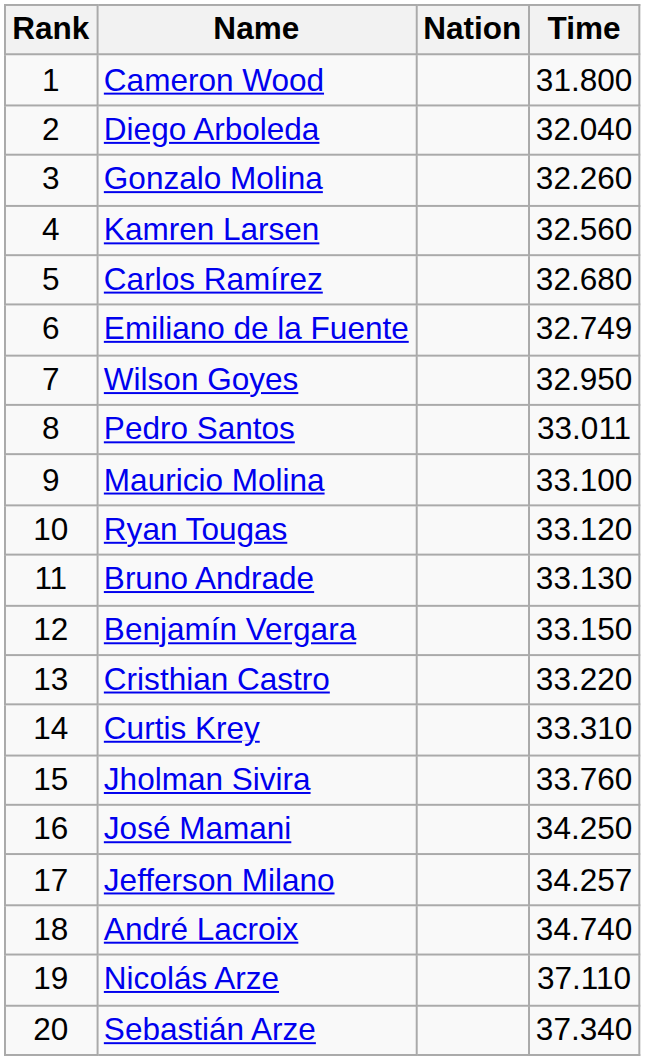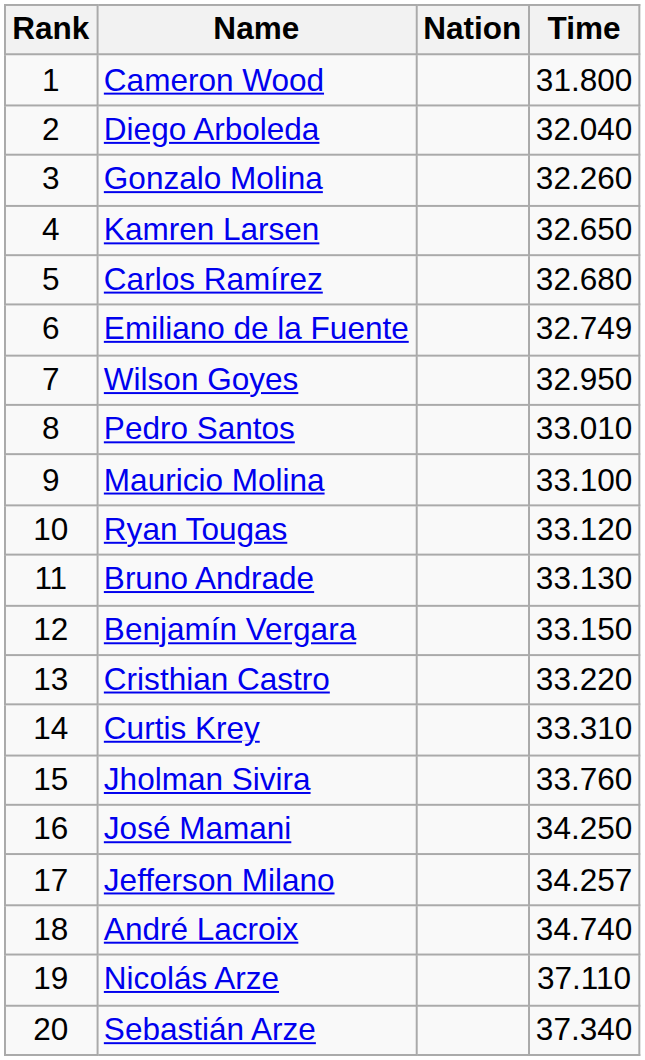(584, 229) 32.560 -> (584, 229) 32.650
(584, 429) 33.011 -> (584, 429) 33.010
